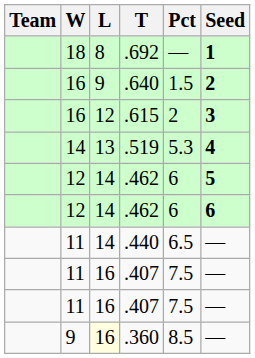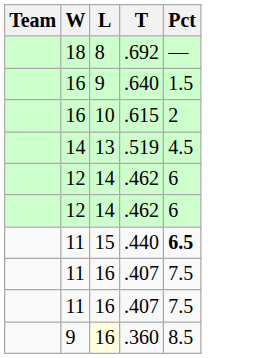- column: (225, 20)
(105, 115) 12 -> (105, 115) 10
(181, 147) 5.3 -> (181, 147) 4.5
(105, 242) 14 -> (105, 242) 15
(181, 242) normal -> (181, 242) bold
